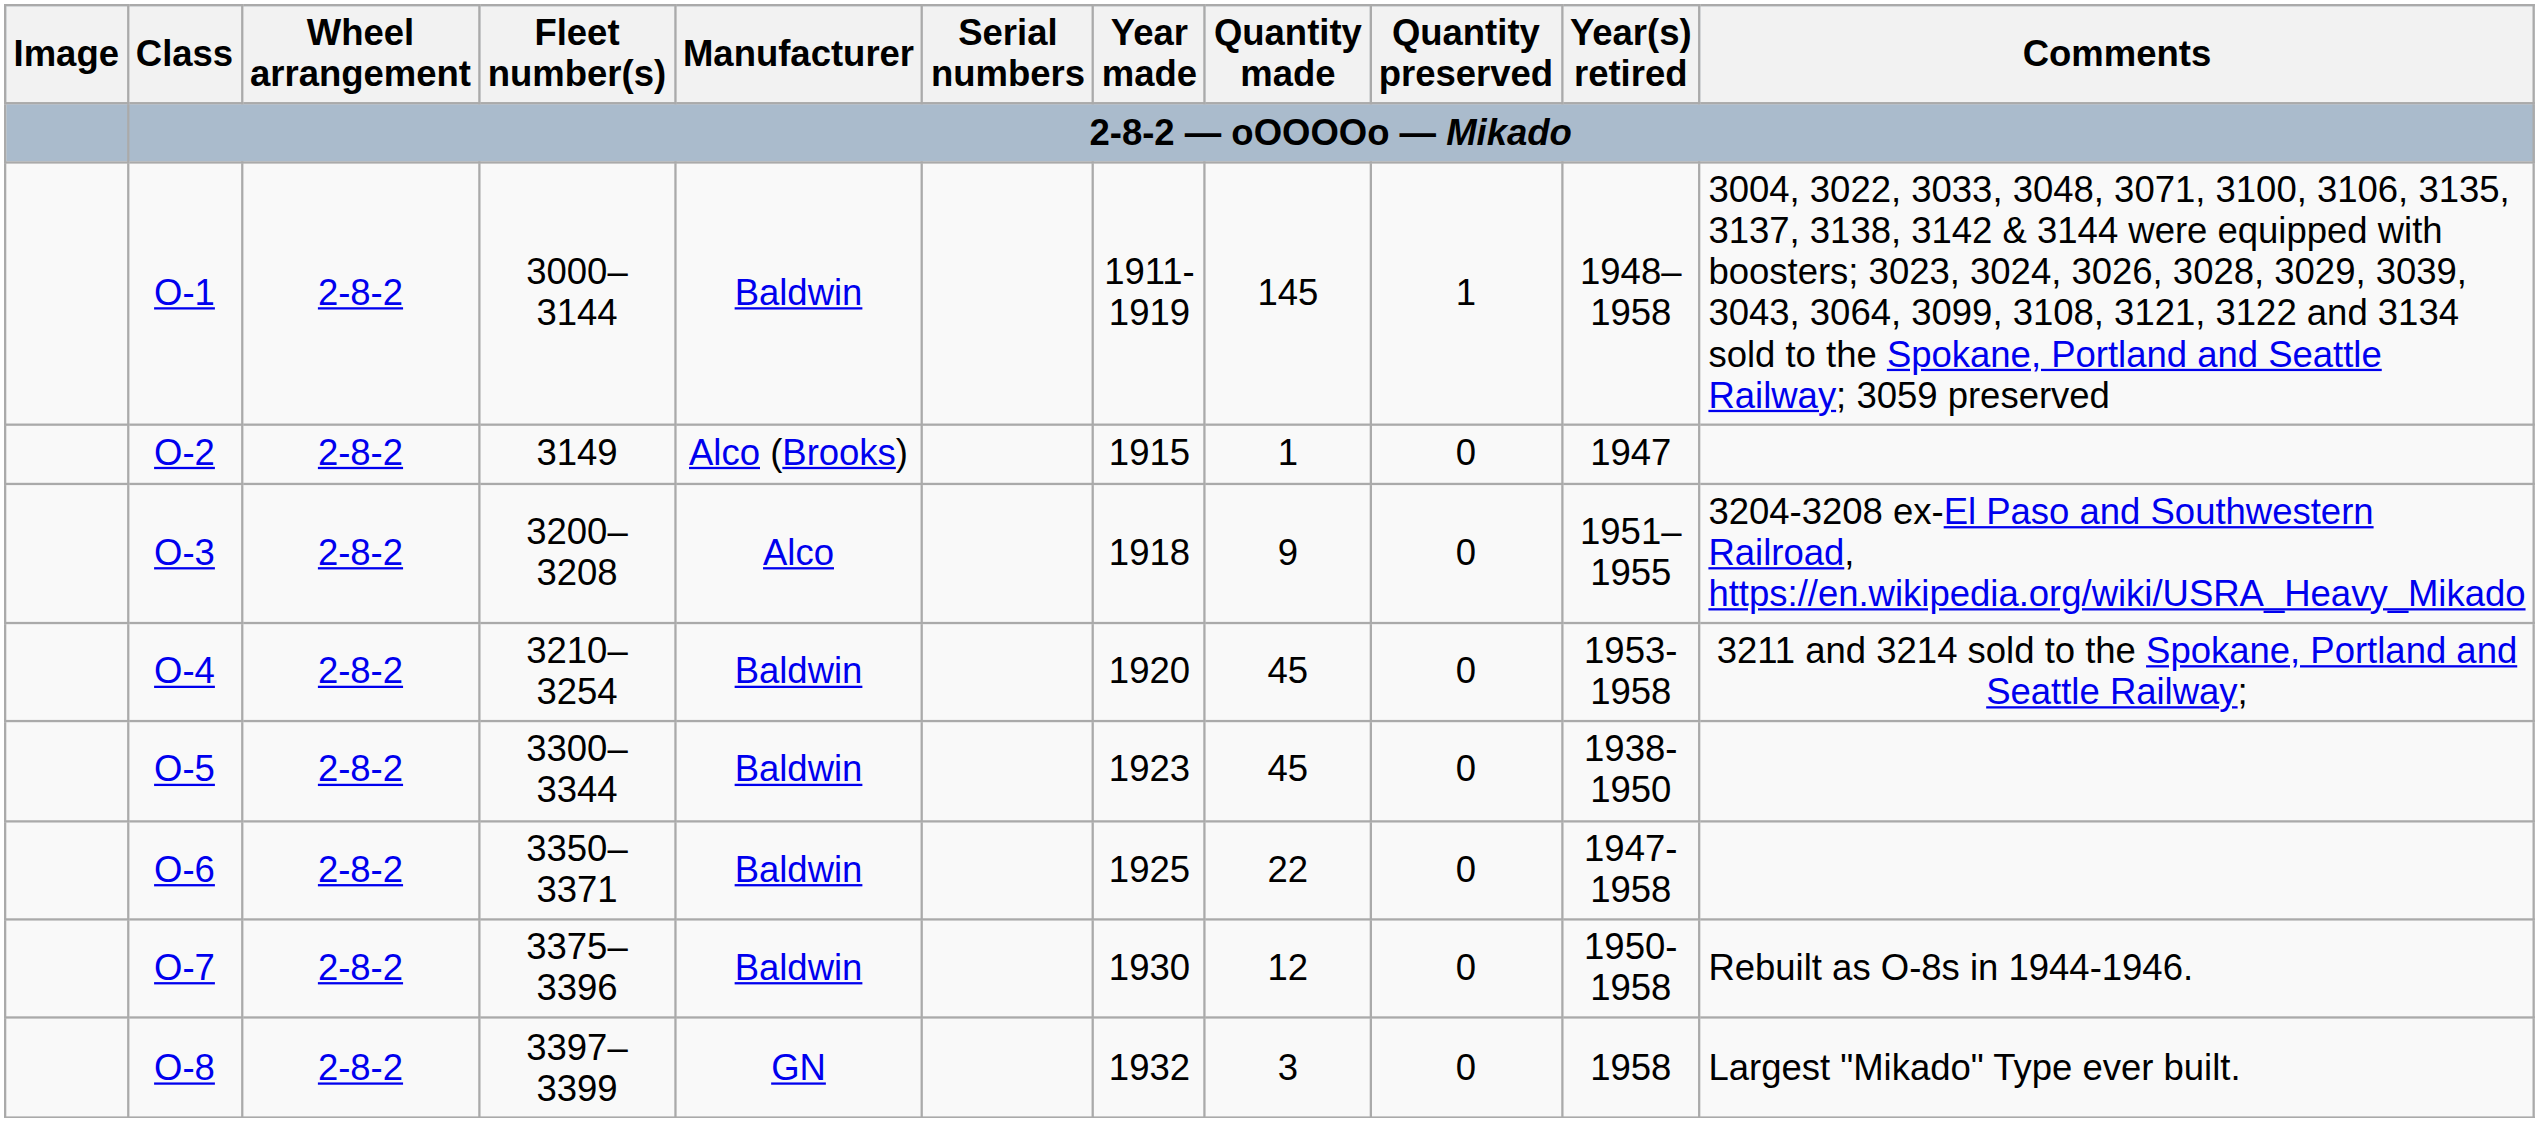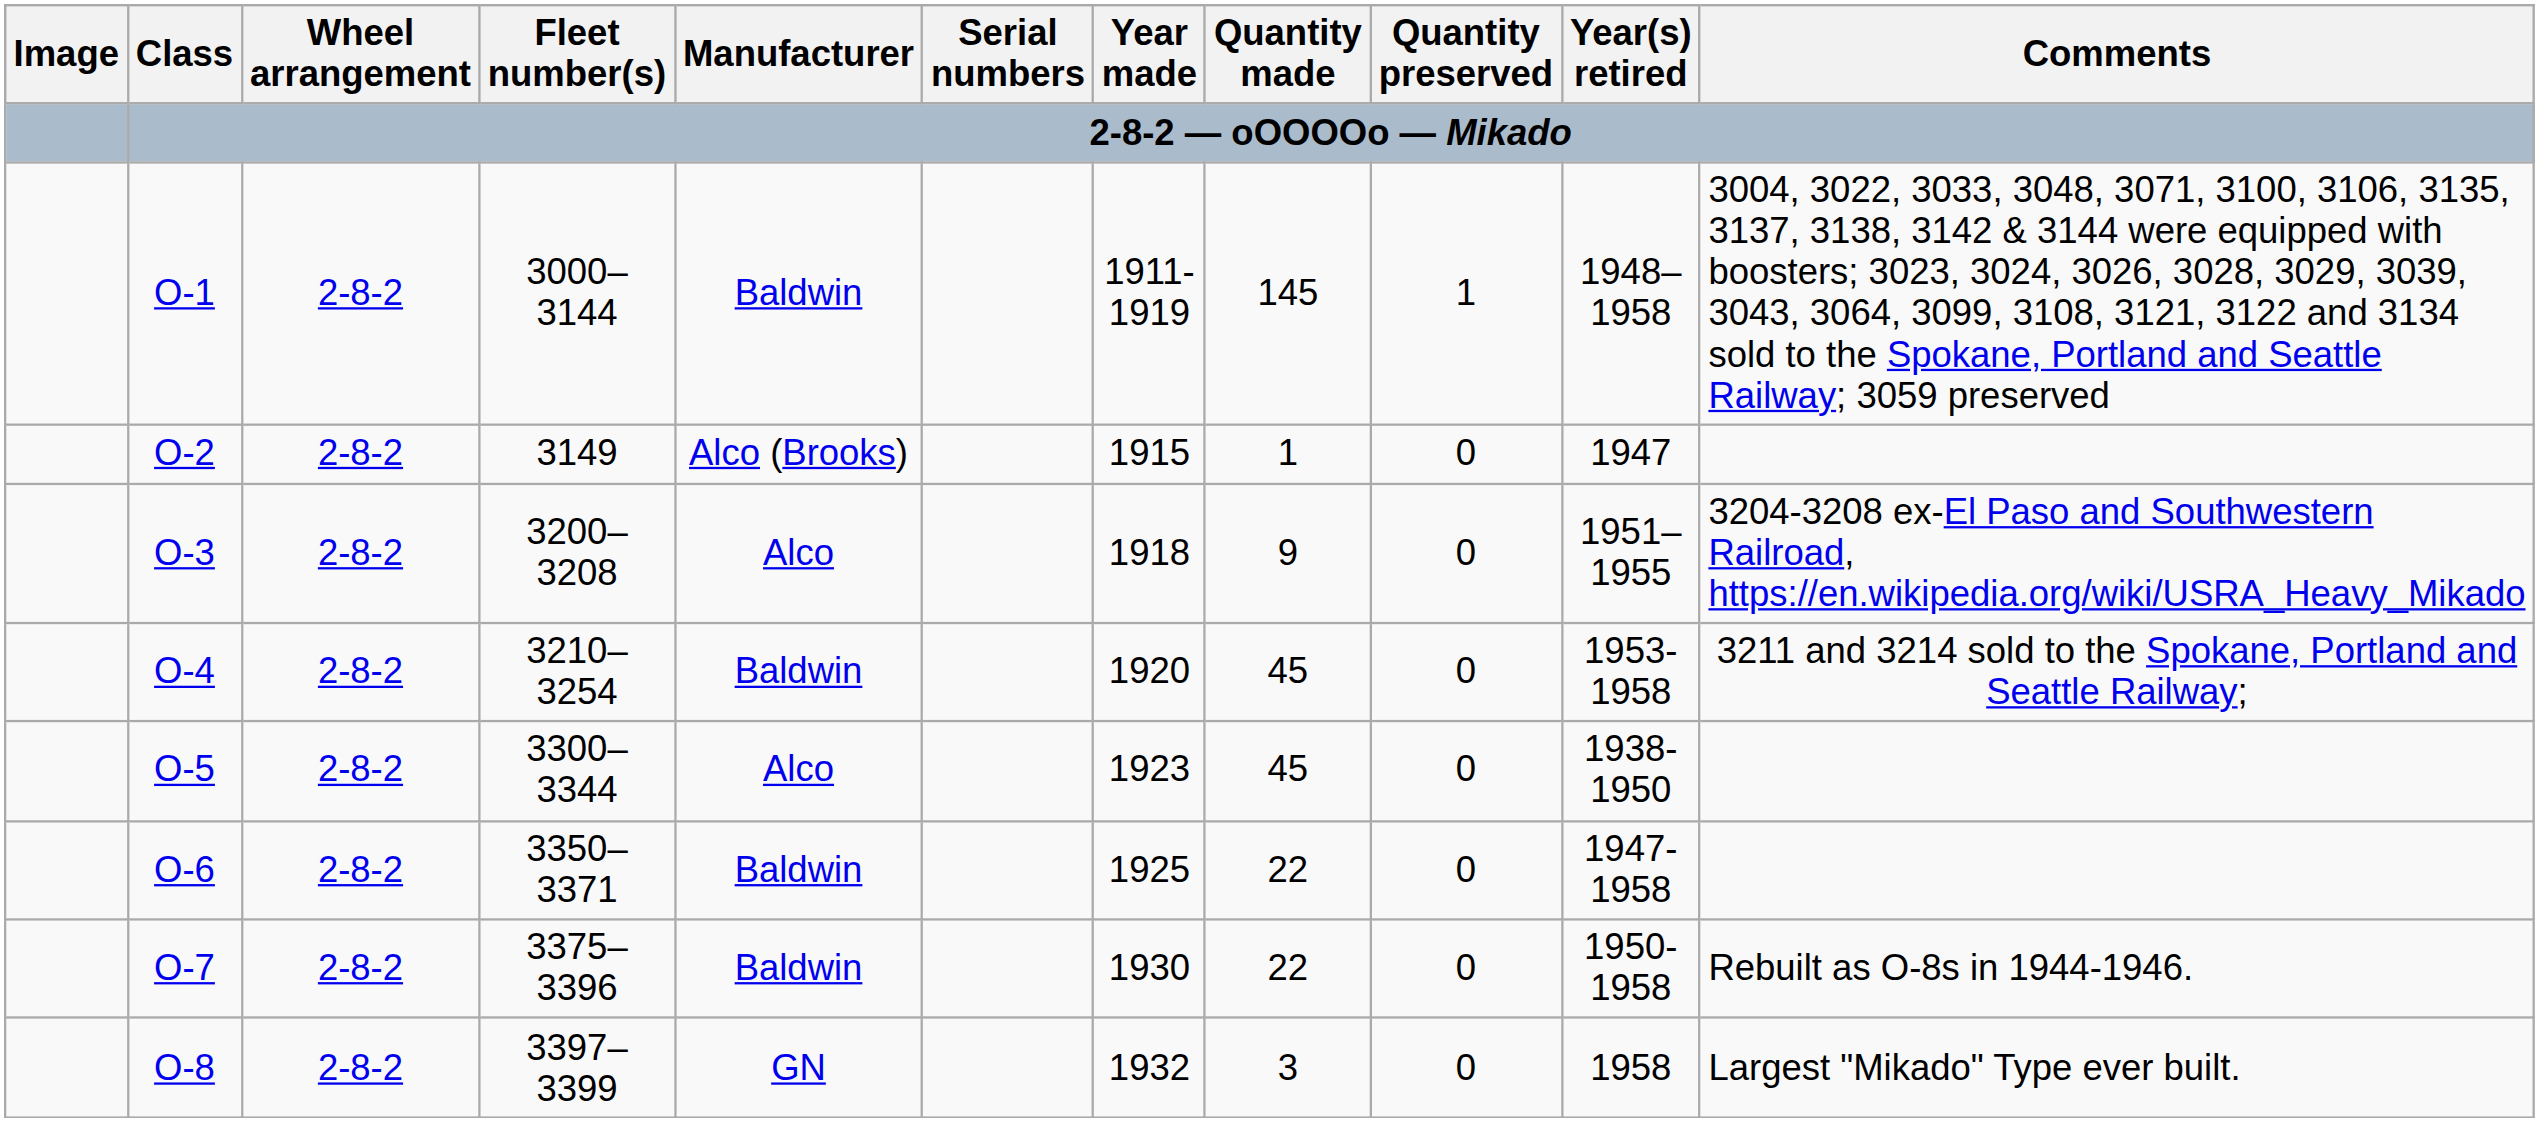(799, 770) Baldwin -> (799, 770) Alco
(1288, 968) 12 -> (1288, 968) 22
